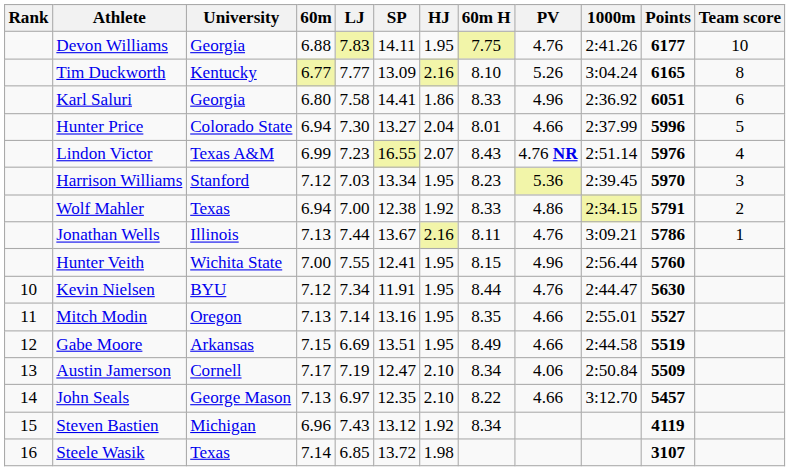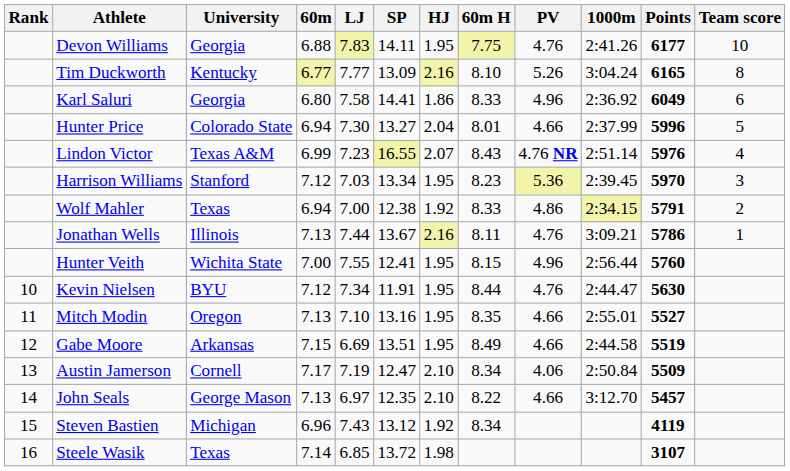(668, 99) 6051 -> (668, 99) 6049
(355, 316) 7.14 -> (355, 316) 7.10
